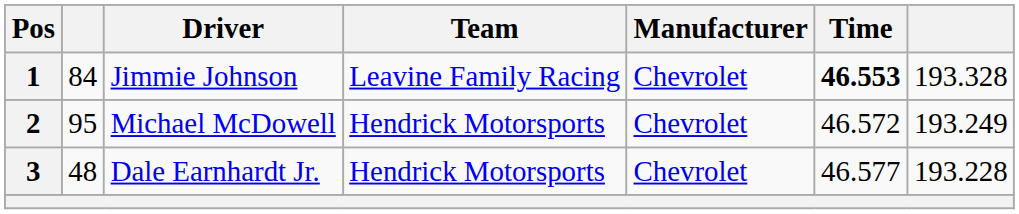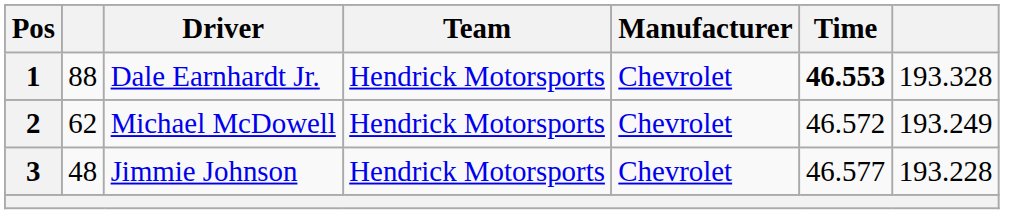(83, 76) 84 -> (83, 76) 88
(204, 76) Jimmie Johnson -> (215, 76) Dale Earnhardt Jr.
(485, 76) Leavine Family Racing -> (477, 76) Hendrick Motorsports
(83, 123) 95 -> (83, 123) 62
(215, 171) Dale Earnhardt Jr. -> (204, 171) Jimmie Johnson
